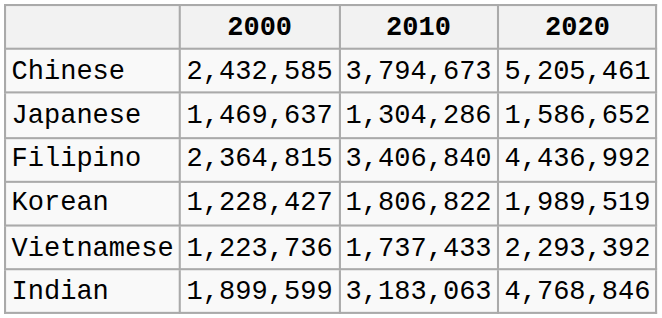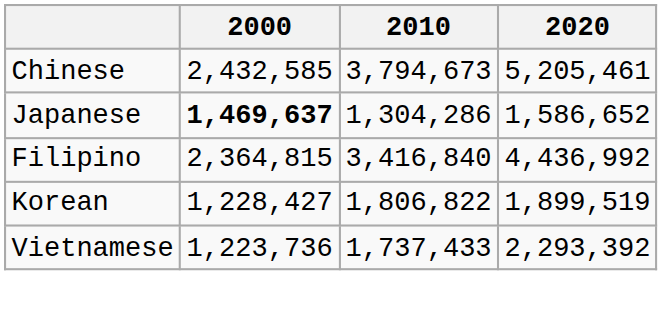(260, 115) normal -> (260, 115) bold
(419, 159) 3,406,840 -> (419, 159) 3,416,840
(577, 203) 1,989,519 -> (577, 203) 1,899,519
- row: (60, 291)
